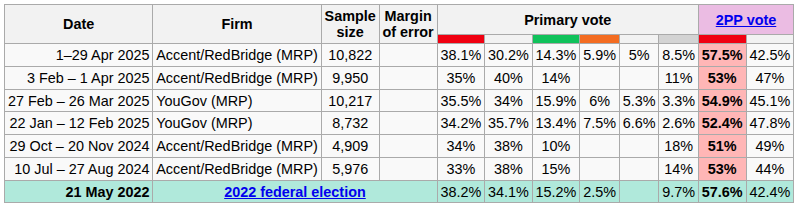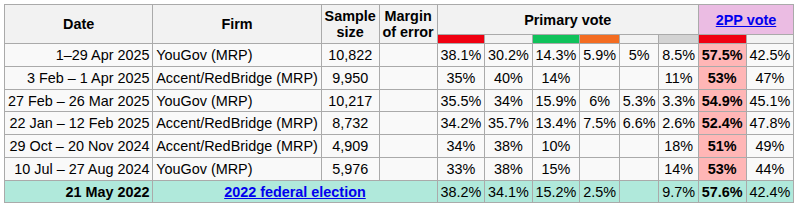(237, 55) Accent/RedBridge (MRP) -> (204, 55) YouGov (MRP)
(204, 123) YouGov (MRP) -> (237, 123) Accent/RedBridge (MRP)
(237, 169) Accent/RedBridge (MRP) -> (204, 169) YouGov (MRP)
